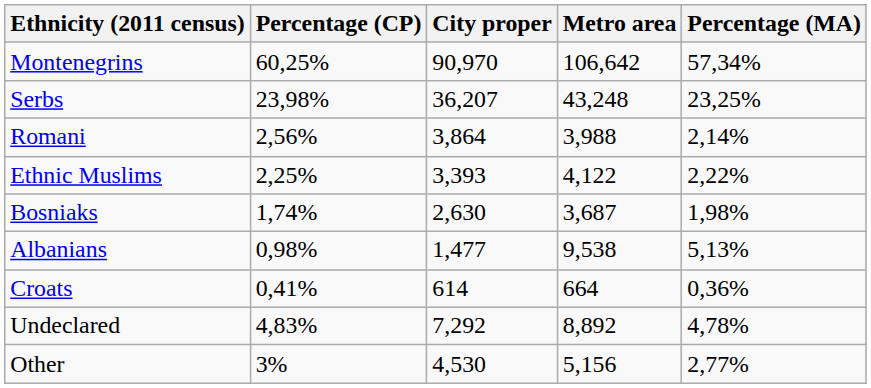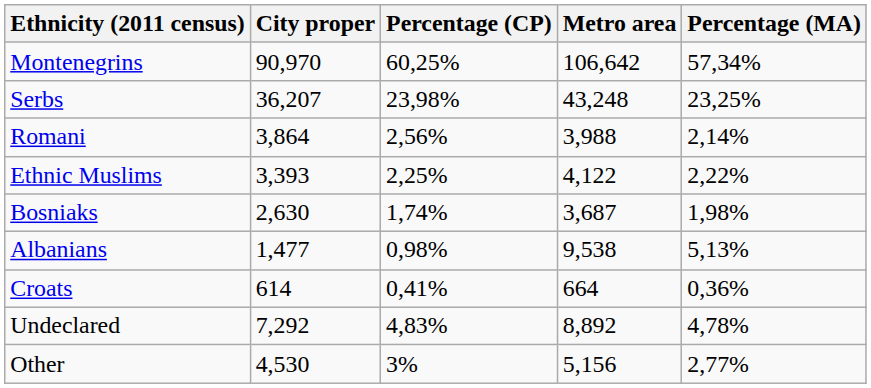columns swapped: (492, 23) <-> (339, 23)
